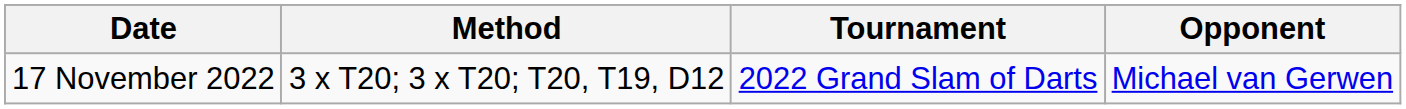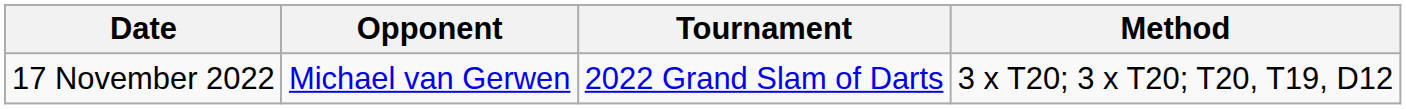columns swapped: (1252, 28) <-> (507, 28)
